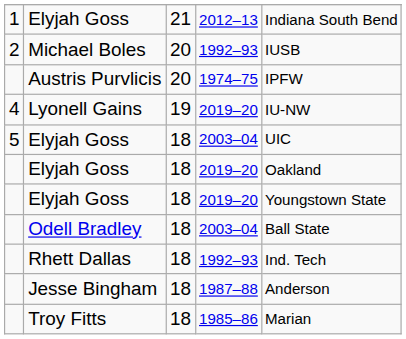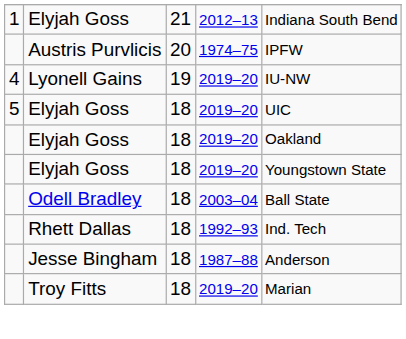- row: (14, 49)
(228, 139) 2003–04 -> (228, 109) 2019–20
(228, 319) 1985–86 -> (228, 289) 2019–20
